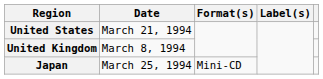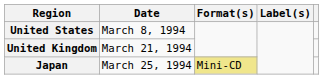(147, 30) March 21, 1994 -> (144, 30) March 8, 1994
(144, 48) March 8, 1994 -> (147, 48) March 21, 1994
(219, 65) no background -> (219, 65) khaki background
